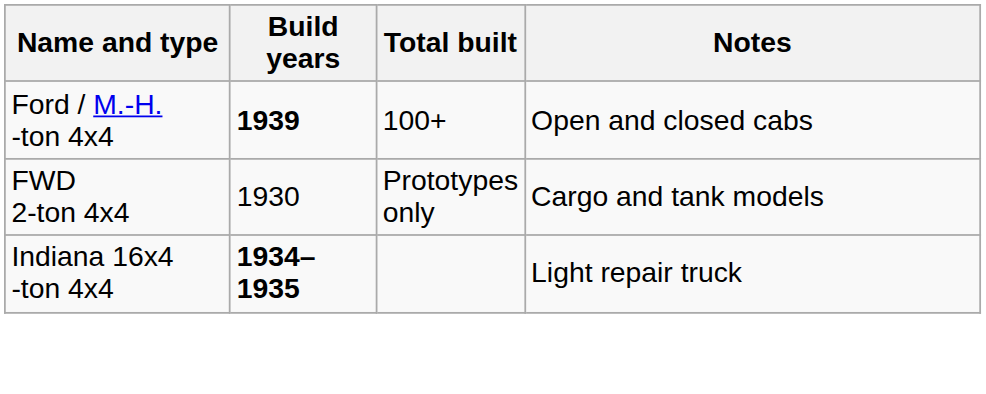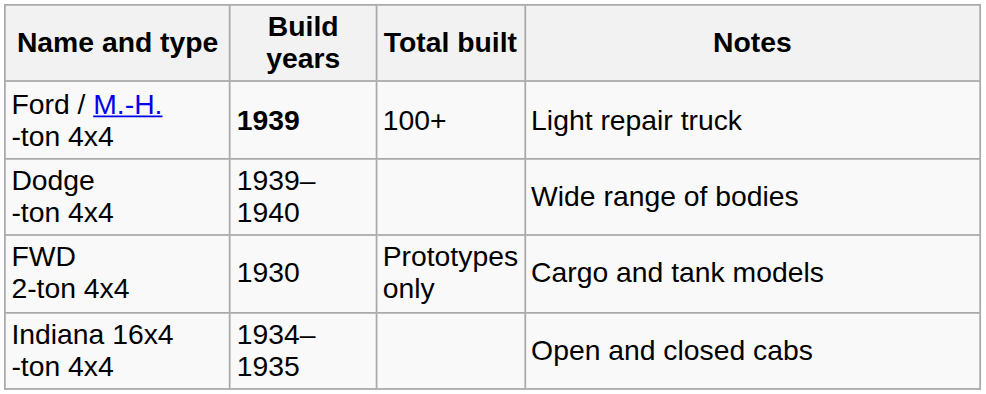(672, 119) Open and closed cabs -> (637, 119) Light repair truck
+ row: (63, 196)
(276, 273) bold -> (276, 349) normal
(637, 273) Light repair truck -> (672, 349) Open and closed cabs
